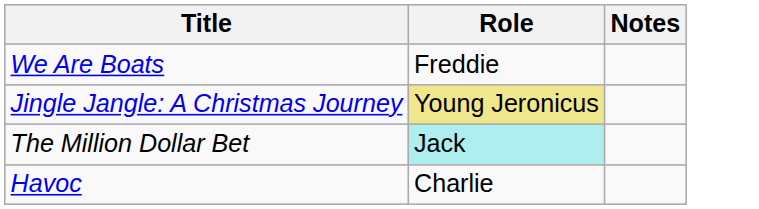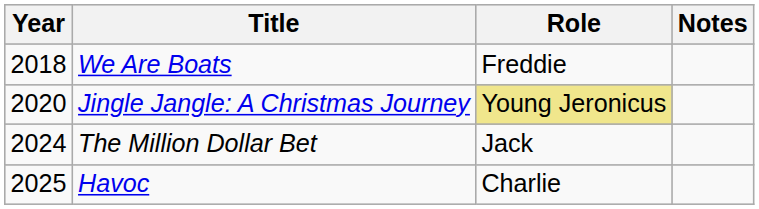+ column: (39, 24)
(440, 143) paleturquoise background -> (507, 143) no background
